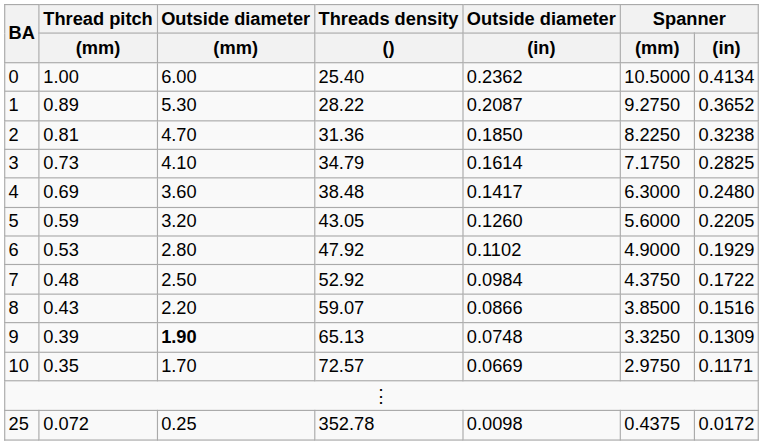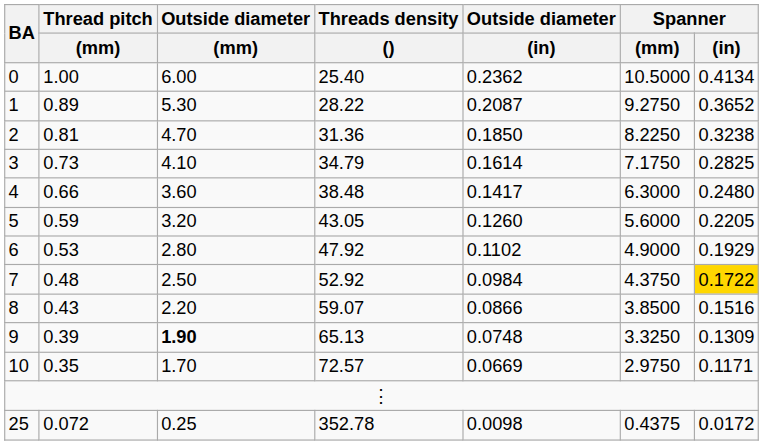(61, 192) 0.69 -> (61, 192) 0.66
(727, 279) no background -> (727, 279) gold background
